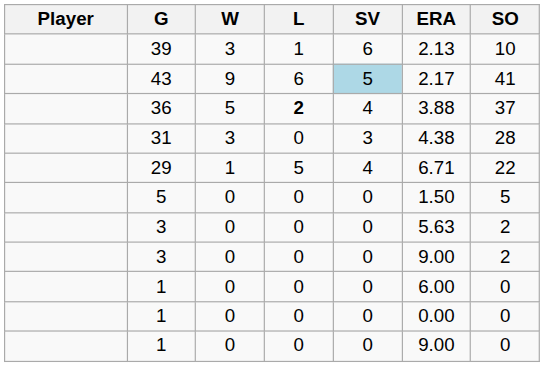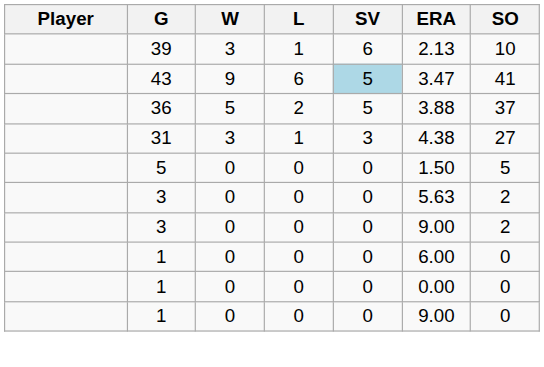(436, 78) 2.17 -> (436, 78) 3.47
(299, 108) bold -> (299, 108) normal
(368, 108) 4 -> (368, 108) 5
(299, 138) 0 -> (299, 138) 1
(505, 138) 28 -> (505, 138) 27
- row: (161, 167)
